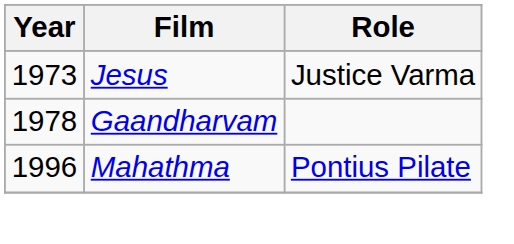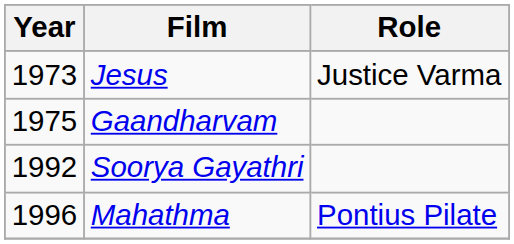(44, 121) 1978 -> (44, 121) 1975
+ row: (197, 167)
